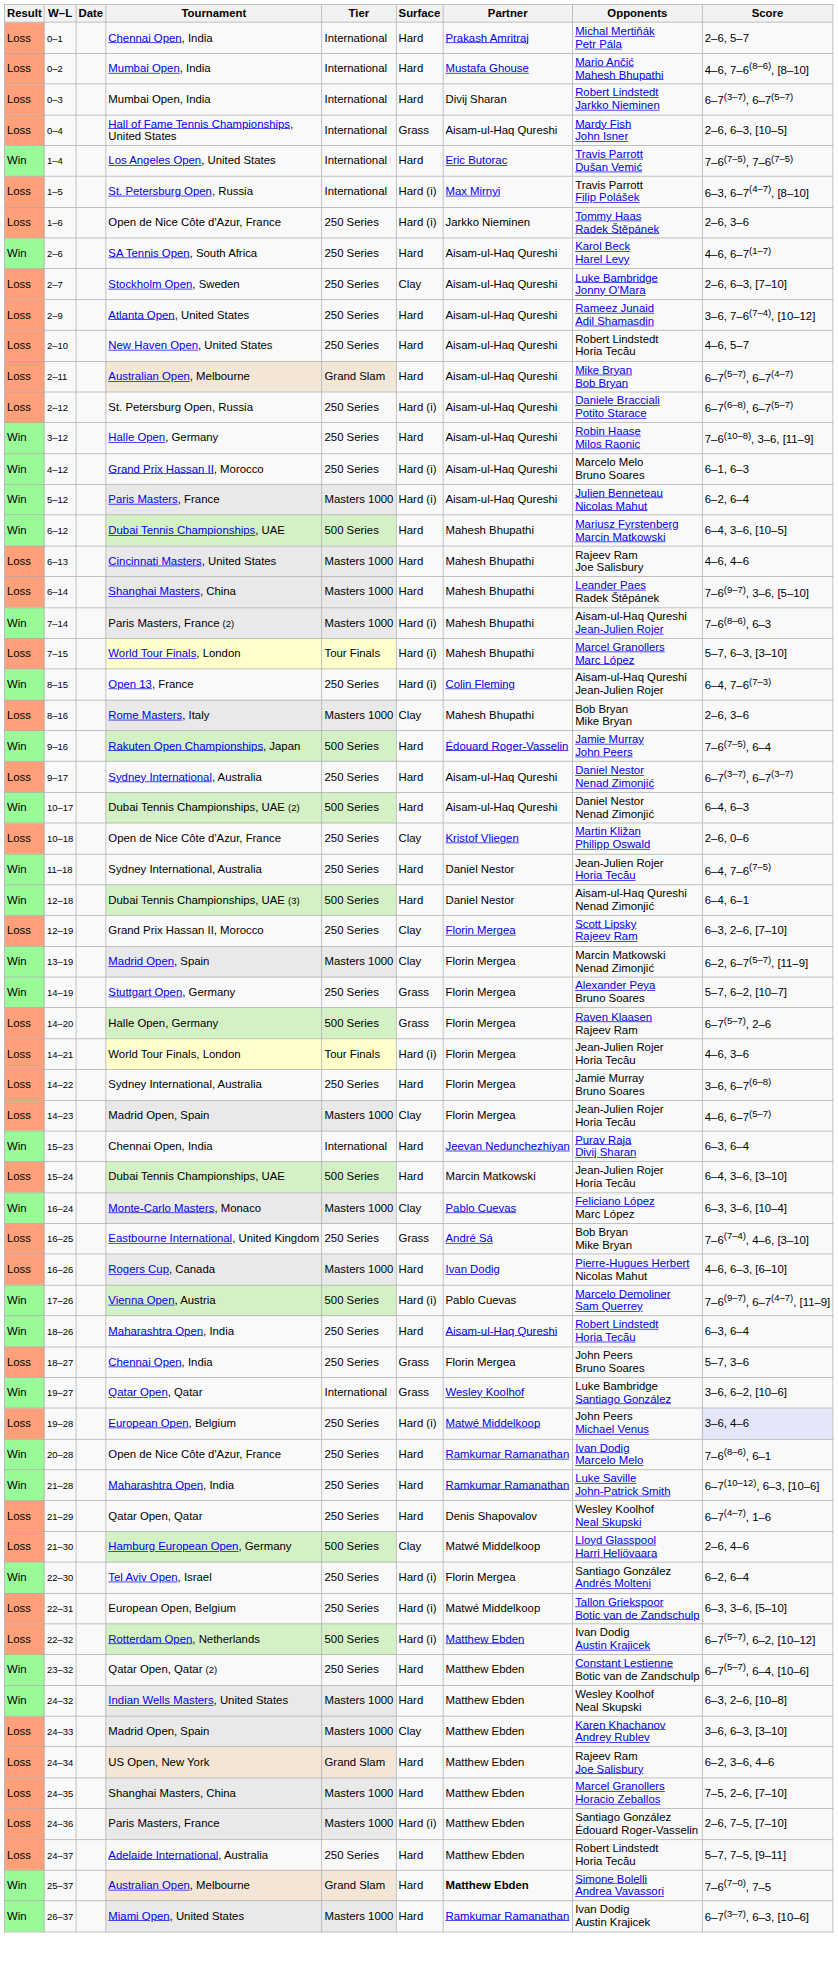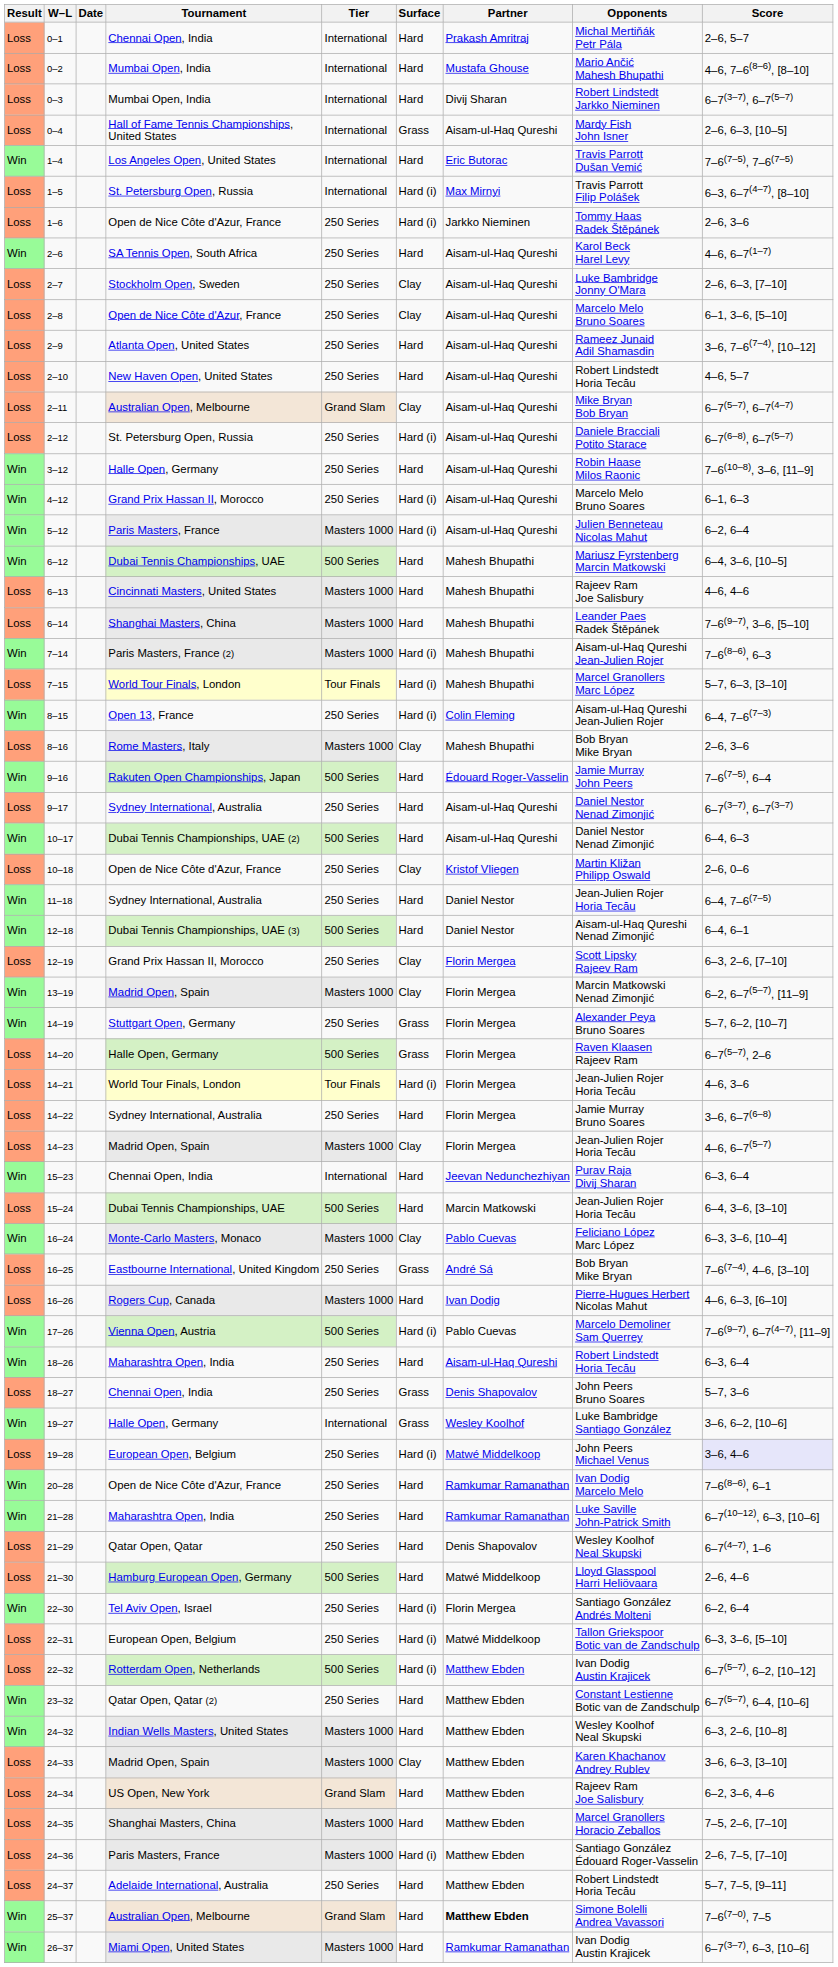+ row: (55, 315)
(411, 376) Hard -> (410, 407) Clay
(481, 1362) Florin Mergea -> (491, 1392) Denis Shapovalov
(155, 1392) Qatar Open, Qatar -> (163, 1423) Halle Open, Germany
(410, 1546) Clay -> (411, 1577) Hard
